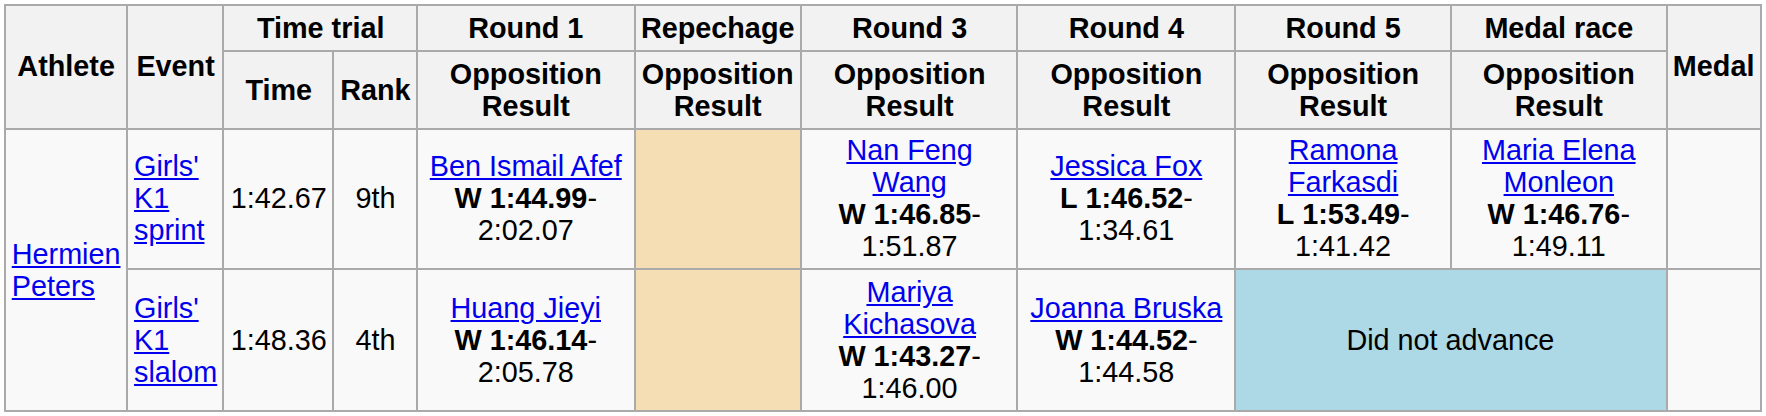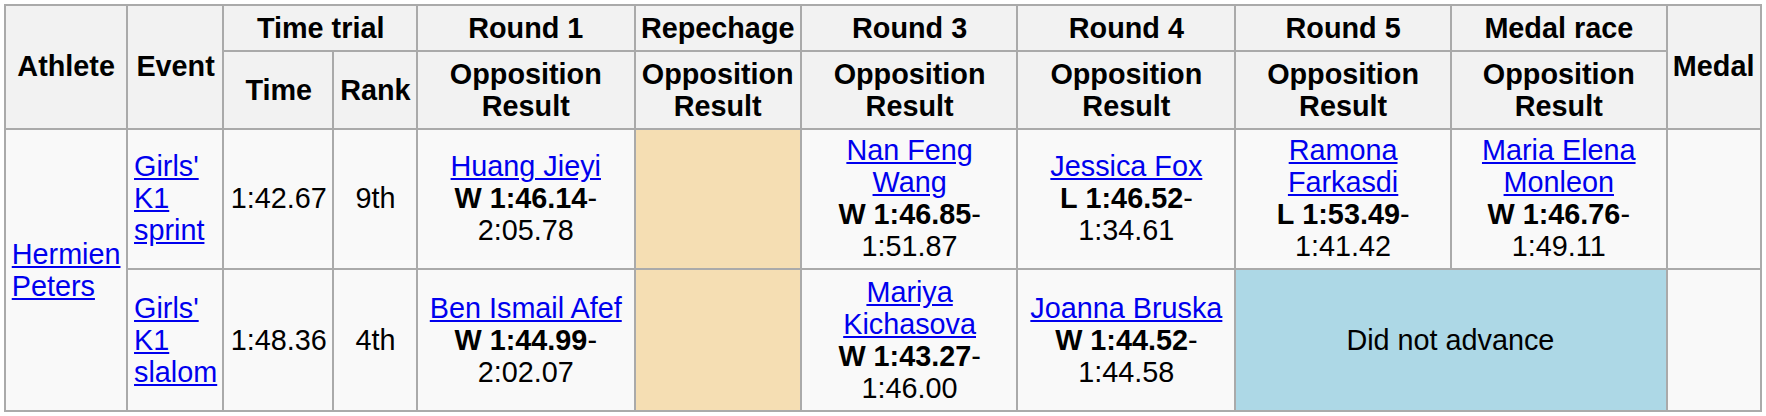(526, 199) Ben Ismail Afef W 1:44.99-2:02.07 -> (526, 199) Huang Jieyi W 1:46.14-2:05.78
(526, 341) Huang Jieyi W 1:46.14-2:05.78 -> (526, 341) Ben Ismail Afef W 1:44.99-2:02.07
